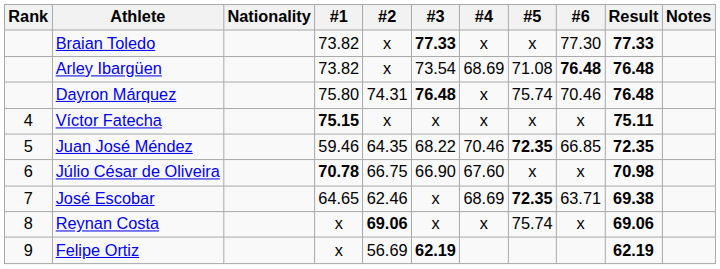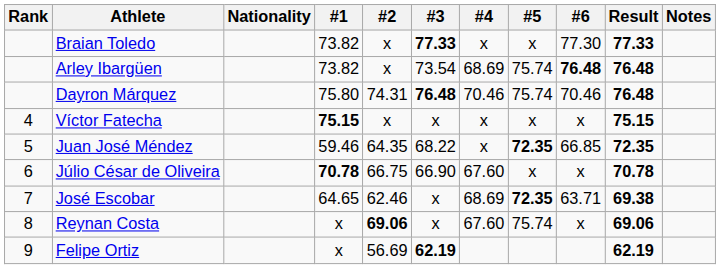(532, 69) 71.08 -> (532, 69) 75.74
(484, 95) x -> (484, 95) 70.46
(634, 120) 75.11 -> (634, 120) 75.15
(484, 146) 70.46 -> (484, 146) x
(634, 172) 70.98 -> (634, 172) 70.78
(484, 224) x -> (484, 224) 67.60
